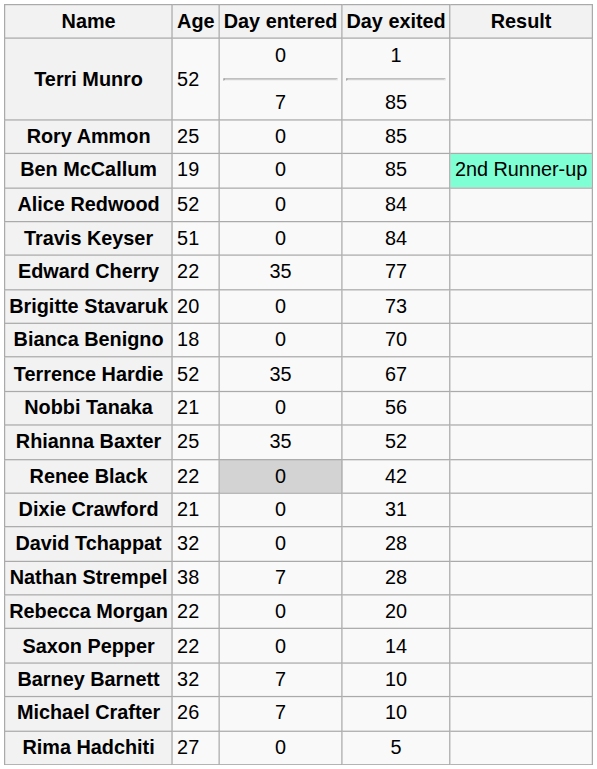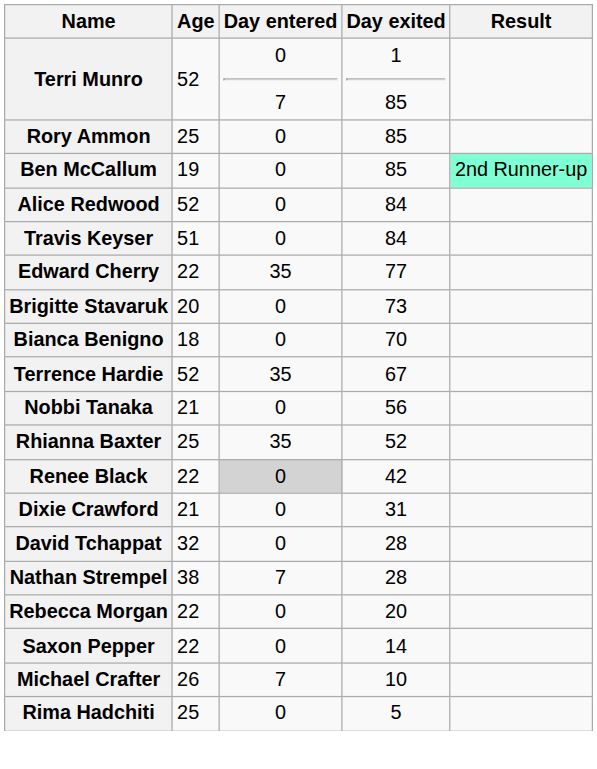- row: (89, 679)
(188, 747) 27 -> (188, 713) 25
